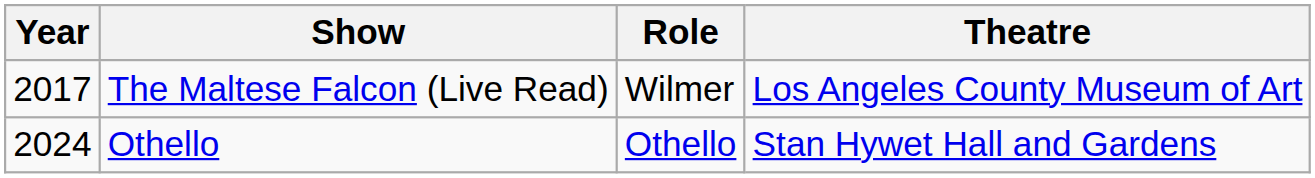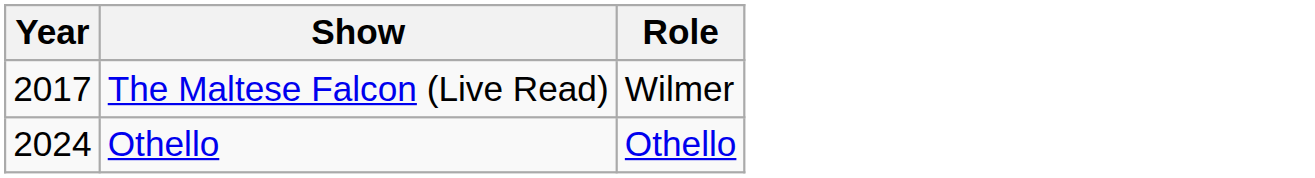- column: (1028, 32)
